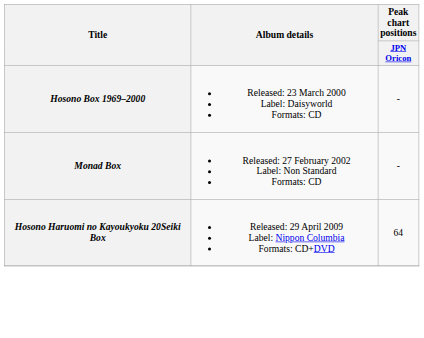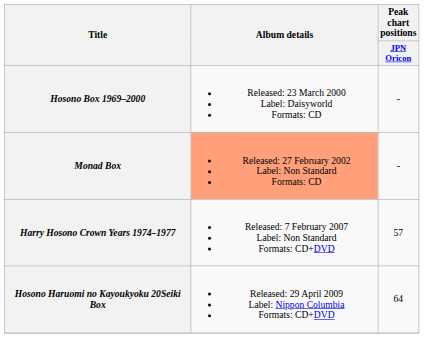(285, 171) no background -> (285, 171) lightsalmon background
+ row: (98, 232)
